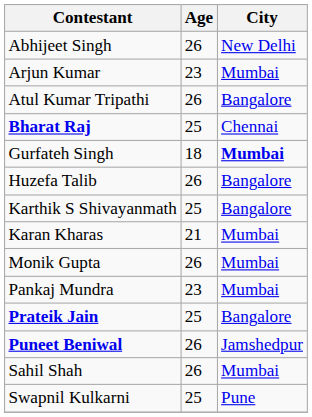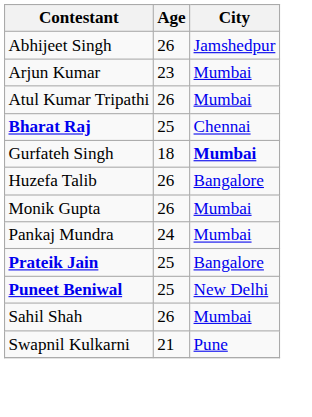(258, 45) New Delhi -> (234, 45) Jamshedpur
(256, 99) Bangalore -> (223, 99) Mumbai
- row: (93, 208)
- row: (56, 235)
(193, 289) 23 -> (166, 235) 24
(193, 343) 26 -> (166, 289) 25
(262, 343) Jamshedpur -> (231, 289) New Delhi
(193, 398) 25 -> (166, 343) 21
